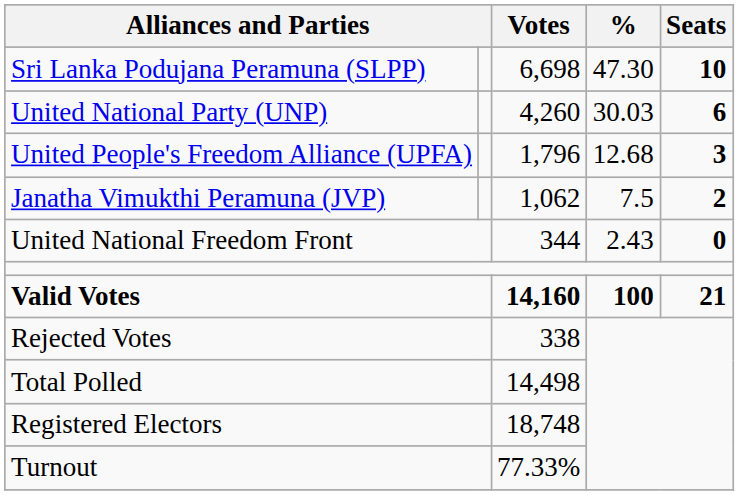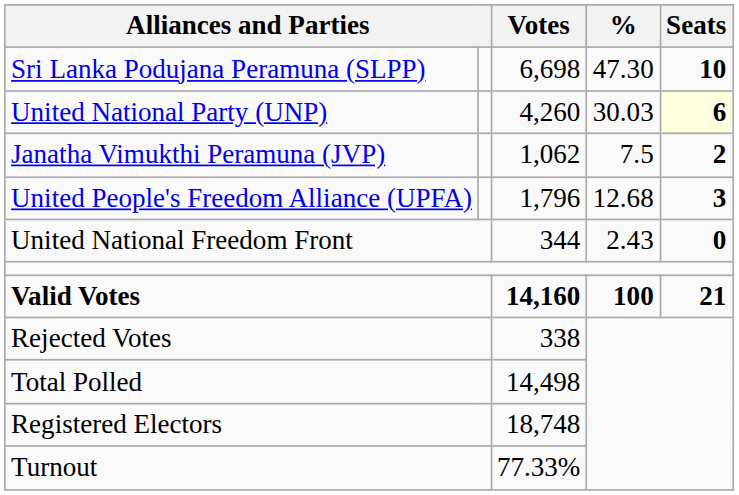(719, 111) no background -> (719, 111) lightyellow background
rows swapped: (242, 154) <-> (198, 197)
